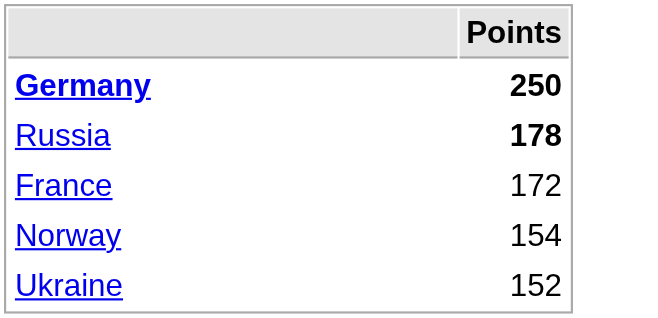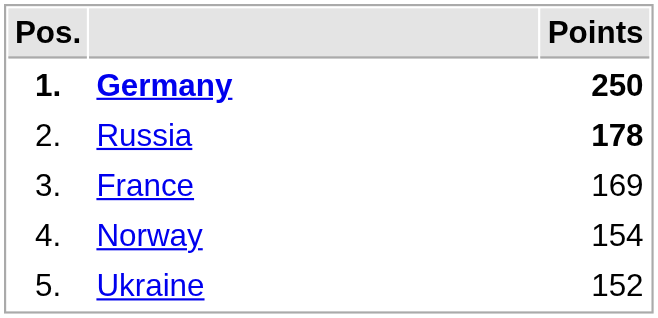+ column: (48, 32)
(536, 185) 172 -> (617, 185) 169
